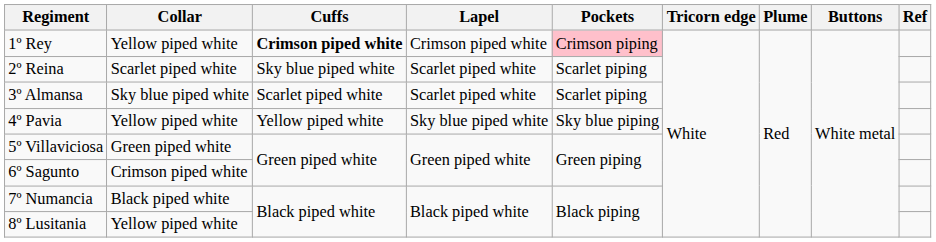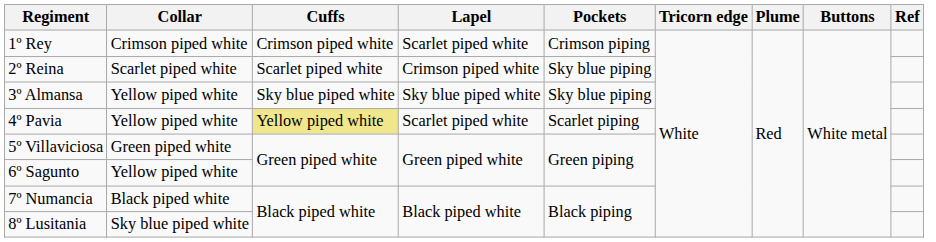(174, 43) Yellow piped white -> (179, 43) Crimson piped white
(329, 43) bold -> (325, 43) normal
(478, 43) Crimson piped white -> (465, 43) Scarlet piped white
(607, 43) pink background -> (599, 43) no background
(326, 69) Sky blue piped white -> (319, 69) Scarlet piped white
(473, 69) Scarlet piped white -> (471, 69) Crimson piped white
(601, 69) Scarlet piping -> (600, 69) Sky blue piping
(180, 95) Sky blue piped white -> (174, 95) Yellow piped white
(319, 95) Scarlet piped white -> (326, 95) Sky blue piped white
(473, 95) Scarlet piped white -> (471, 95) Sky blue piped white
(601, 95) Scarlet piping -> (600, 95) Sky blue piping
(320, 120) no background -> (320, 120) khaki background
(479, 120) Sky blue piped white -> (465, 120) Scarlet piped white
(607, 120) Sky blue piping -> (594, 120) Scarlet piping
(179, 172) Crimson piped white -> (174, 172) Yellow piped white
(174, 224) Yellow piped white -> (180, 224) Sky blue piped white
